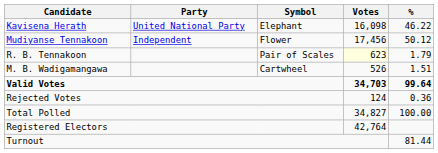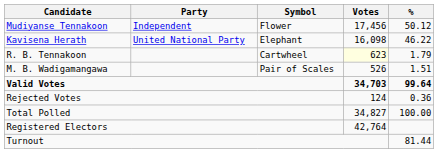rows swapped: (57, 40) <-> (46, 26)
(297, 55) Pair of Scales -> (284, 55) Cartwheel
(284, 69) Cartwheel -> (297, 69) Pair of Scales
